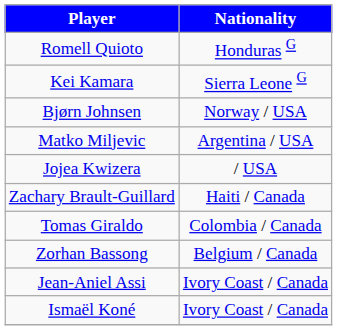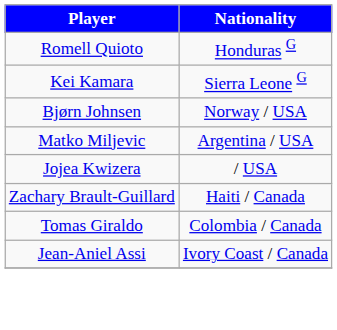- row: (92, 253)
- row: (92, 309)
